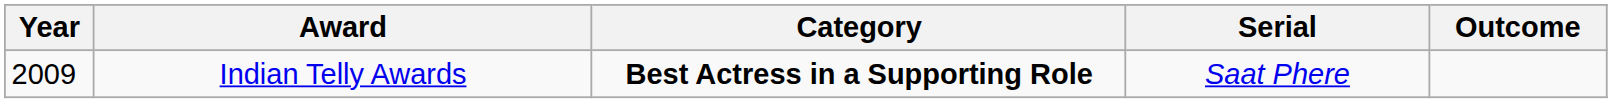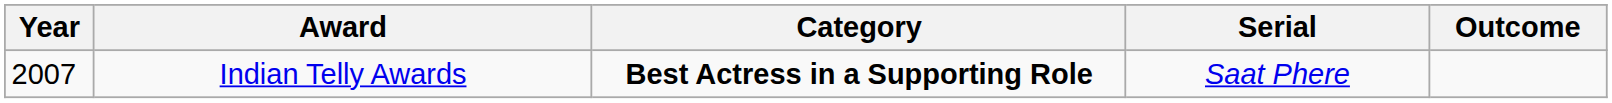(44, 73) 2009 -> (44, 73) 2007
